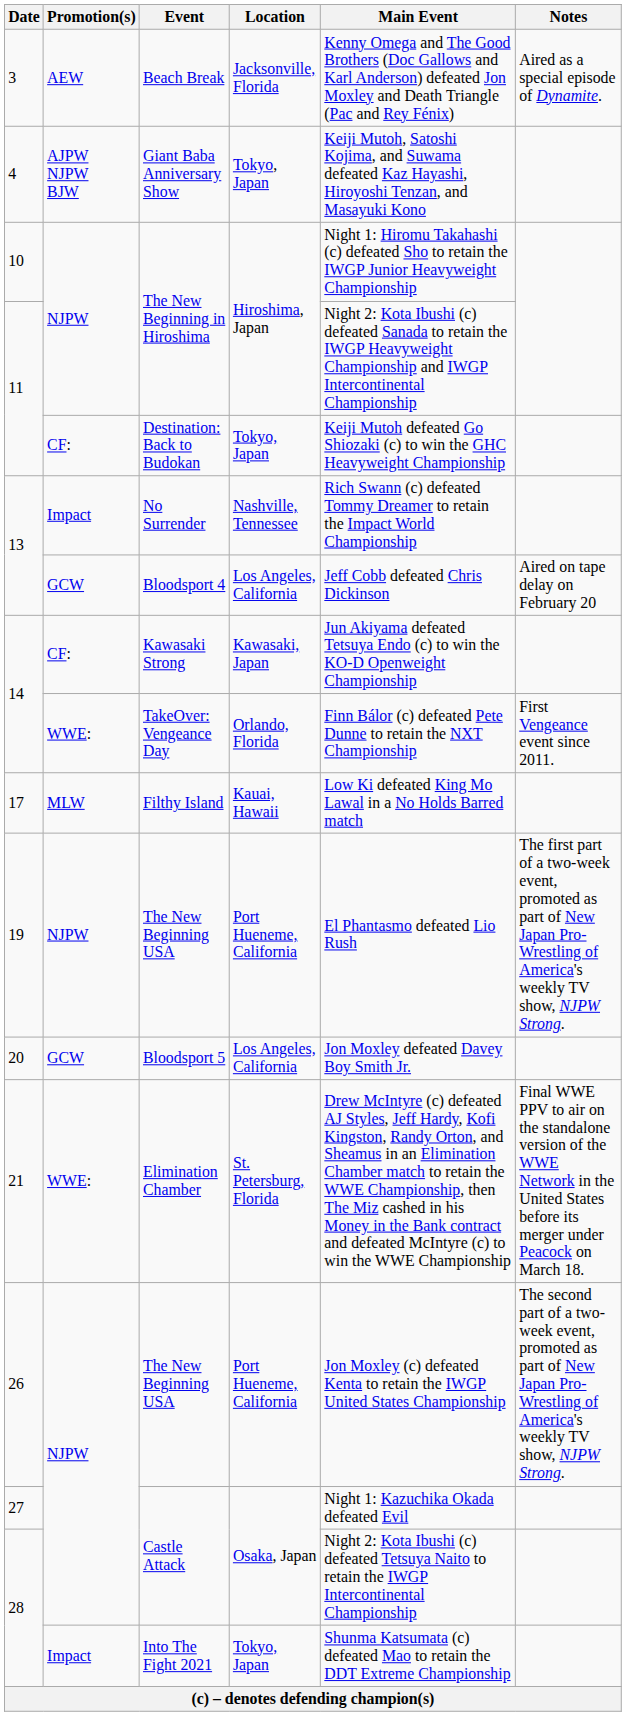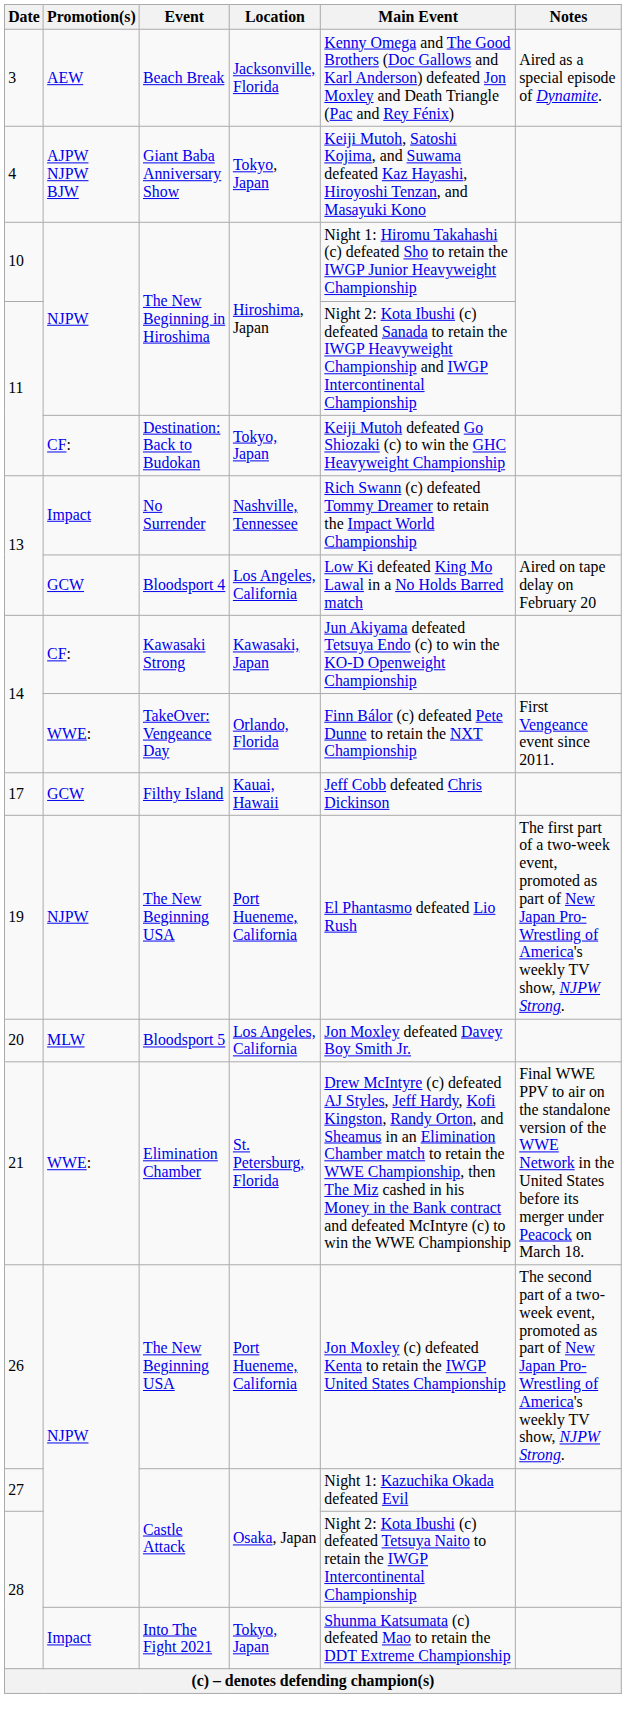(403, 584) Jeff Cobb defeated Chris Dickinson -> (414, 584) Low Ki defeated King Mo Lawal in a No Holds Barred match
(66, 802) MLW -> (66, 793) GCW
(414, 802) Low Ki defeated King Mo Lawal in a No Holds Barred match -> (403, 793) Jeff Cobb defeated Chris Dickinson
(66, 1058) GCW -> (66, 1040) MLW
